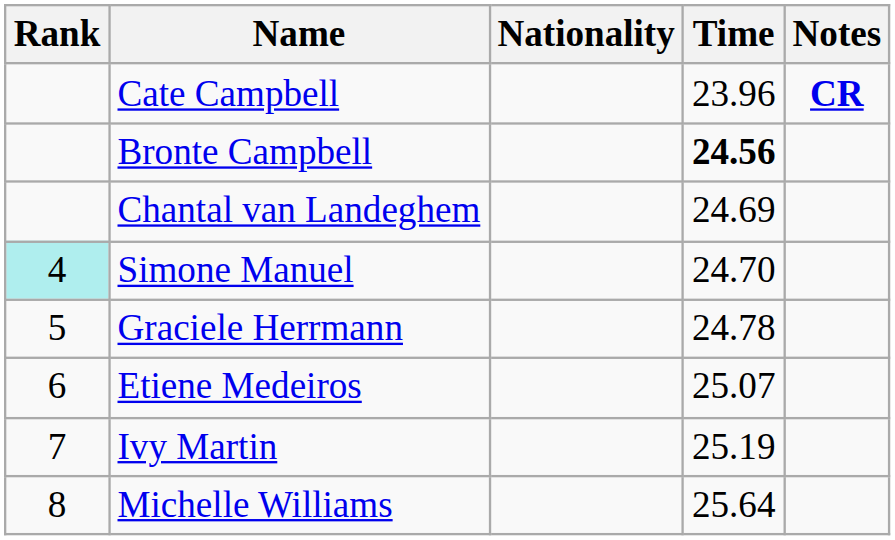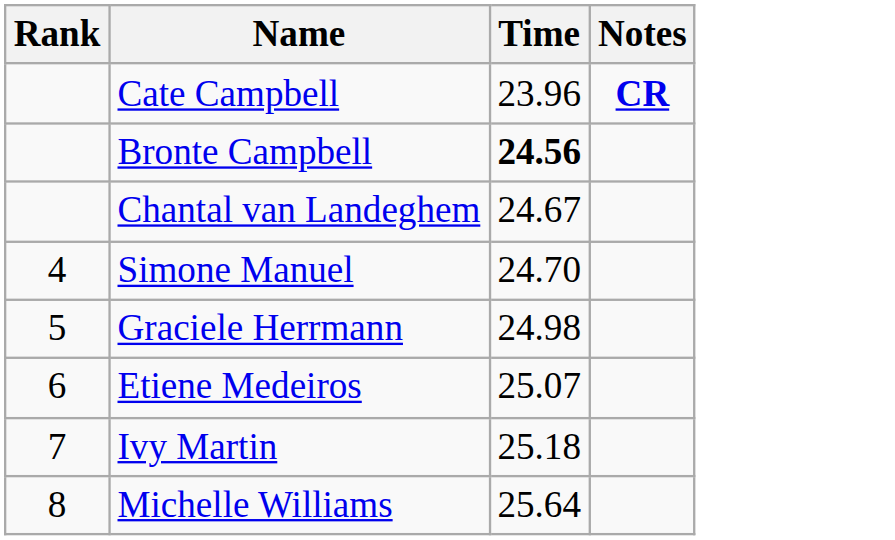- column: (586, 33)
(734, 210) 24.69 -> (539, 210) 24.67
(57, 269) paleturquoise background -> (57, 269) no background
(734, 328) 24.78 -> (539, 328) 24.98
(734, 446) 25.19 -> (539, 446) 25.18
